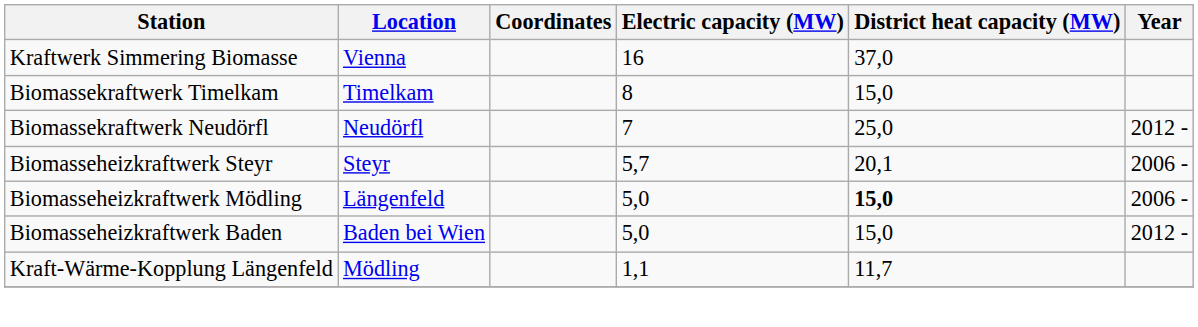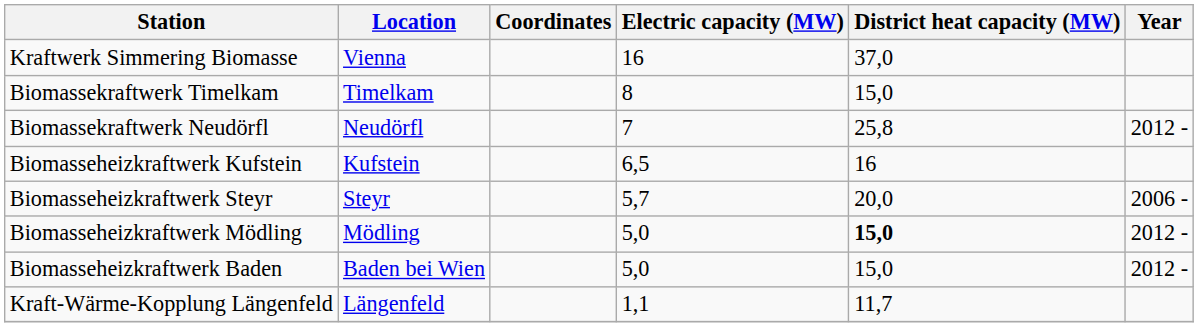(874, 127) 25,0 -> (874, 127) 25,8
+ row: (156, 163)
(874, 163) 20,1 -> (874, 198) 20,0
(394, 198) Längenfeld -> (381, 233) Mödling
(1159, 198) 2006 - -> (1159, 233) 2012 -
(381, 269) Mödling -> (394, 304) Längenfeld
